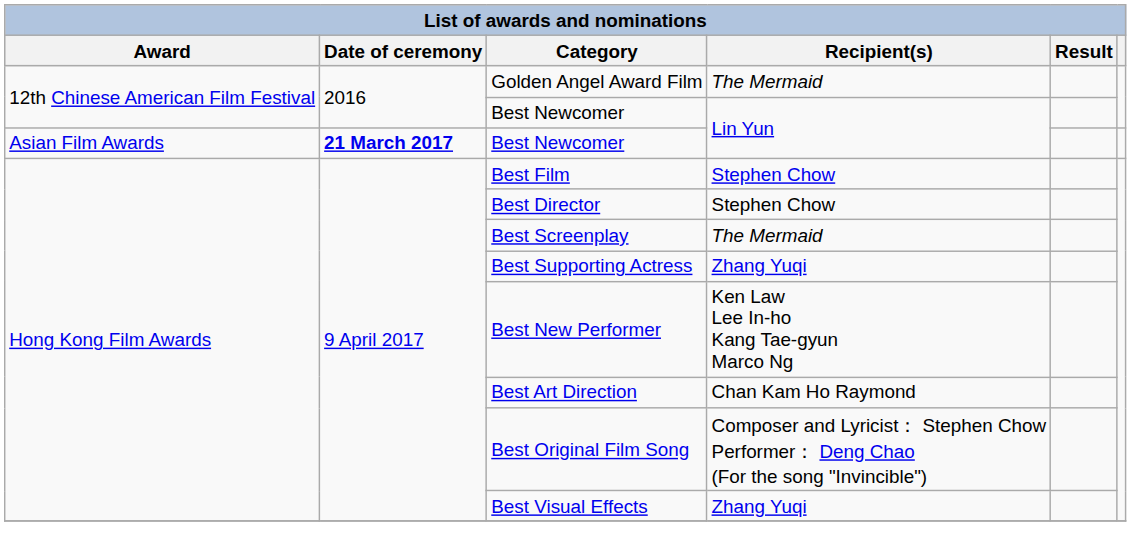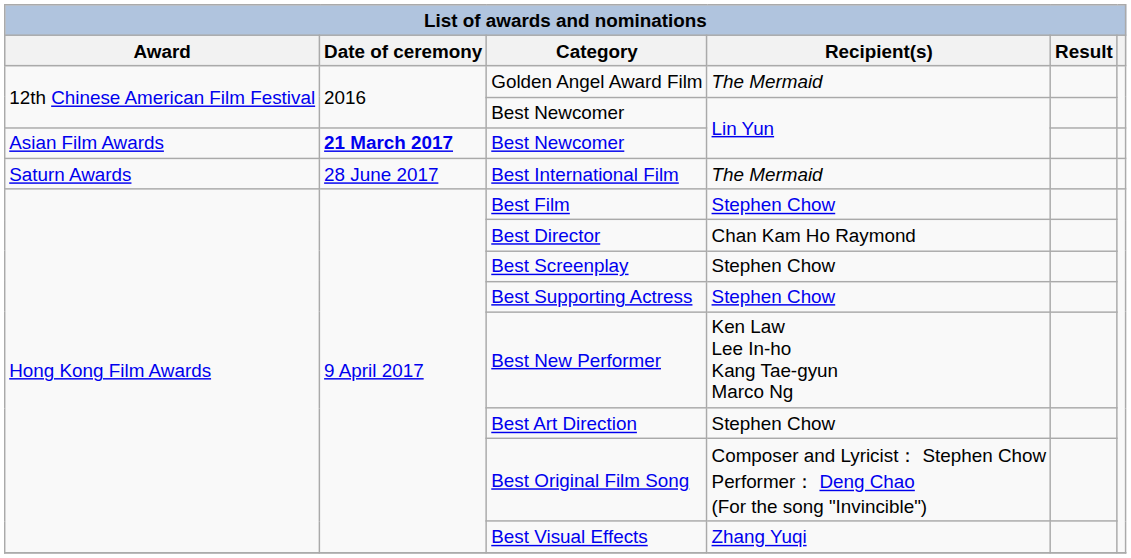+ row: (70, 174)
(773, 204) Stephen Chow -> (814, 235) Chan Kam Ho Raymond
(767, 235) The Mermaid -> (773, 266) Stephen Chow
(759, 266) Zhang Yuqi -> (773, 297) Stephen Chow
(814, 393) Chan Kam Ho Raymond -> (773, 423) Stephen Chow
